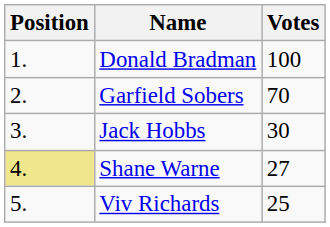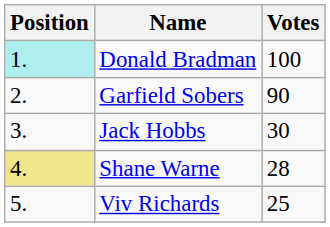(19, 58) no background -> (19, 58) paleturquoise background
(278, 95) 70 -> (278, 95) 90
(278, 167) 27 -> (278, 167) 28
